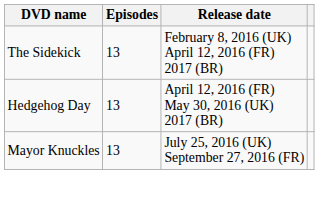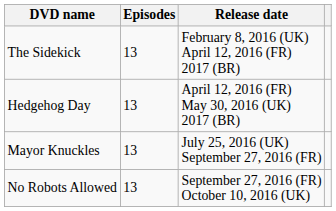+ row: (62, 187)
